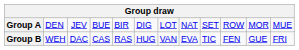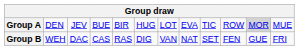(144, 24) DIG -> (146, 24) HUG
(189, 24) NAT -> (189, 24) EVA
(210, 24) SET -> (209, 24) TIC
(259, 24) no background -> (259, 24) lightgrey background
(146, 38) HUG -> (144, 38) DIG
(189, 38) EVA -> (189, 38) NAT
(209, 38) TIC -> (210, 38) SET
